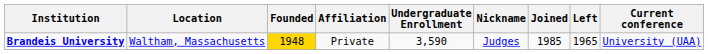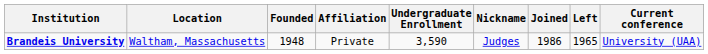(292, 41) gold background -> (292, 41) no background
(549, 41) 1985 -> (549, 41) 1986
